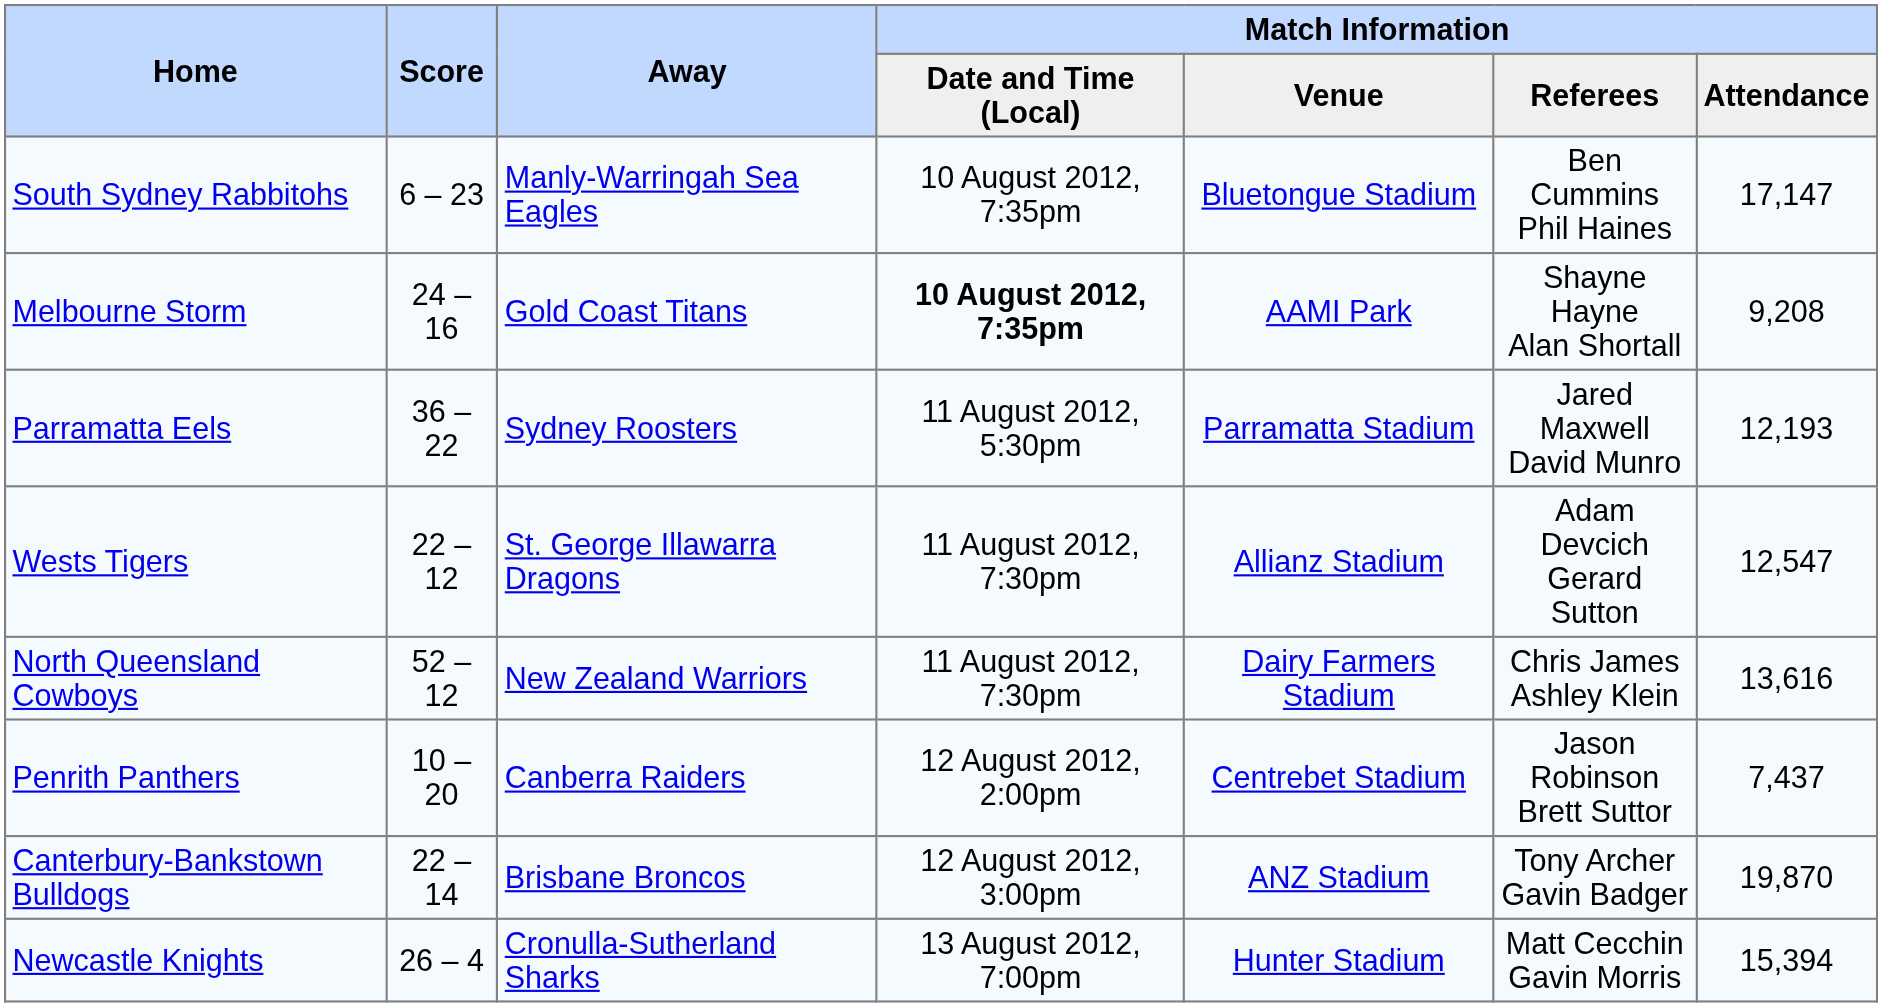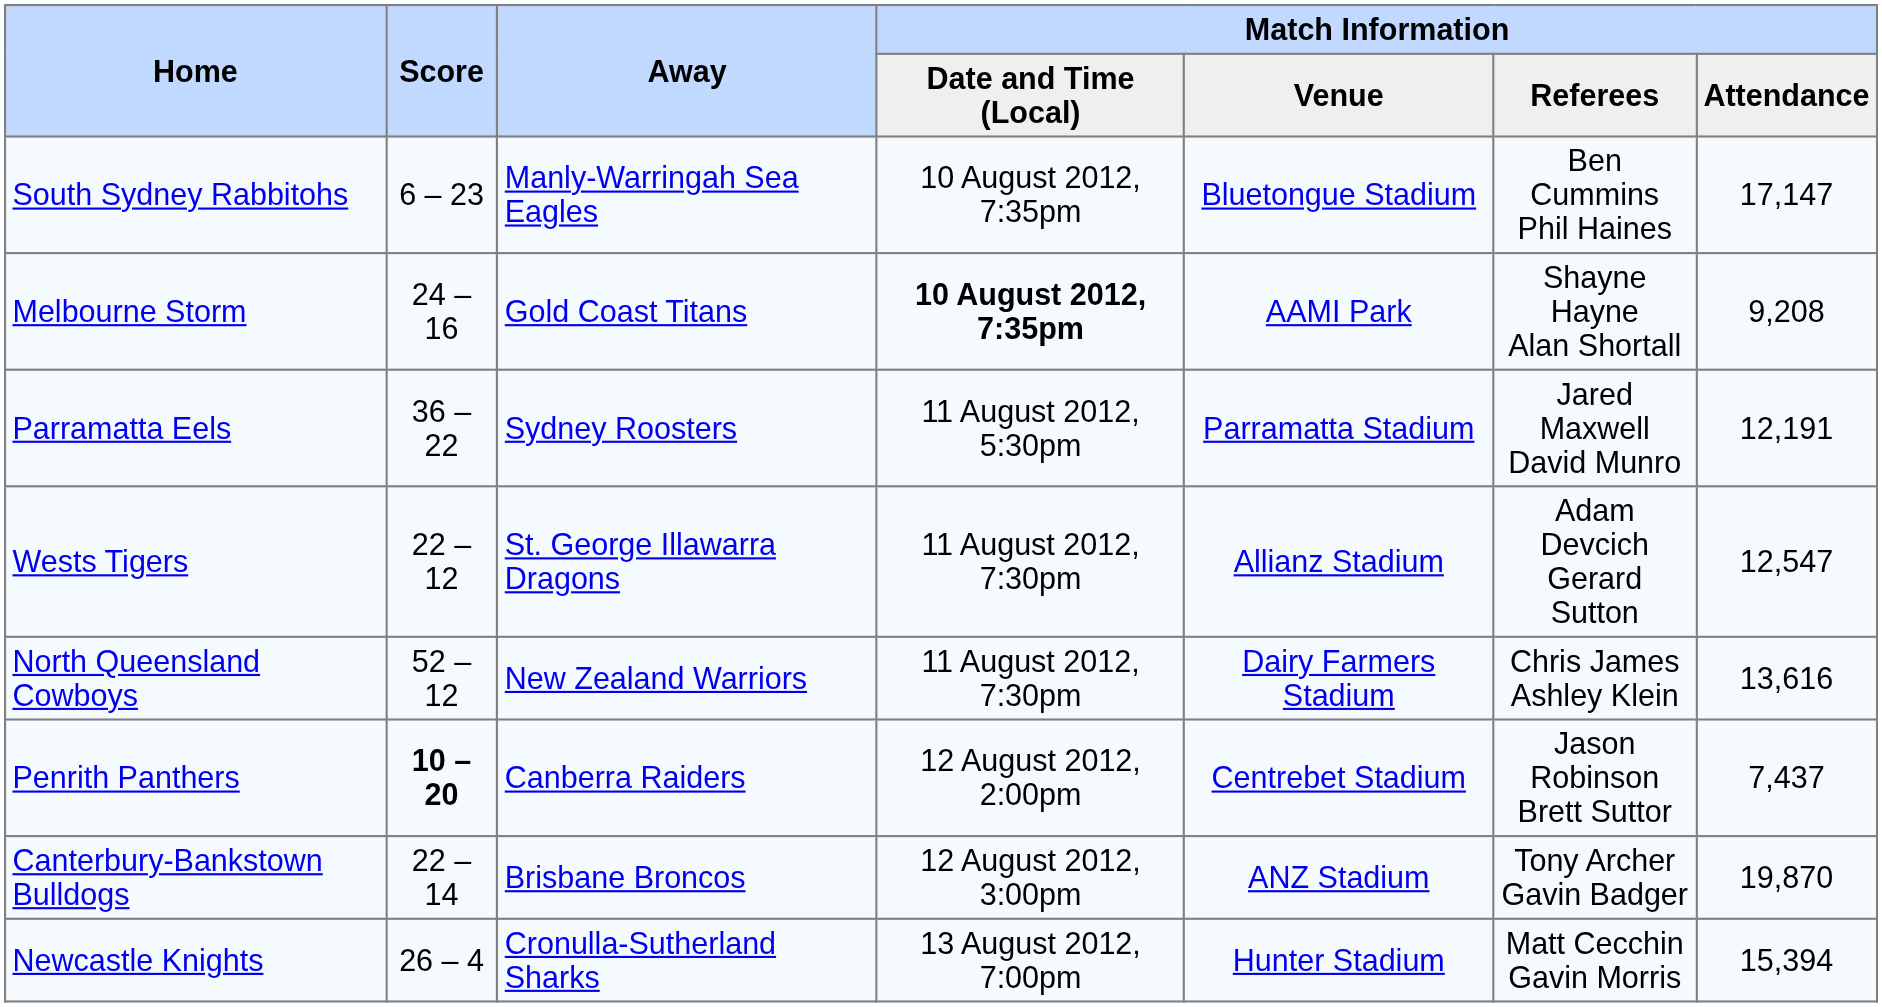(1786, 428) 12,193 -> (1786, 428) 12,191
(442, 778) normal -> (442, 778) bold
